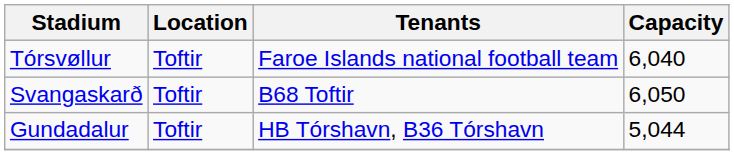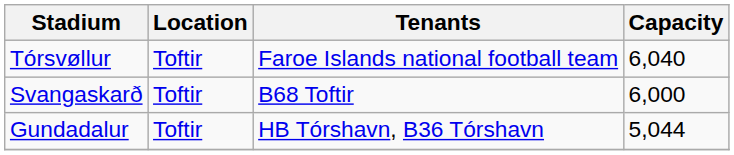(657, 94) 6,050 -> (657, 94) 6,000
